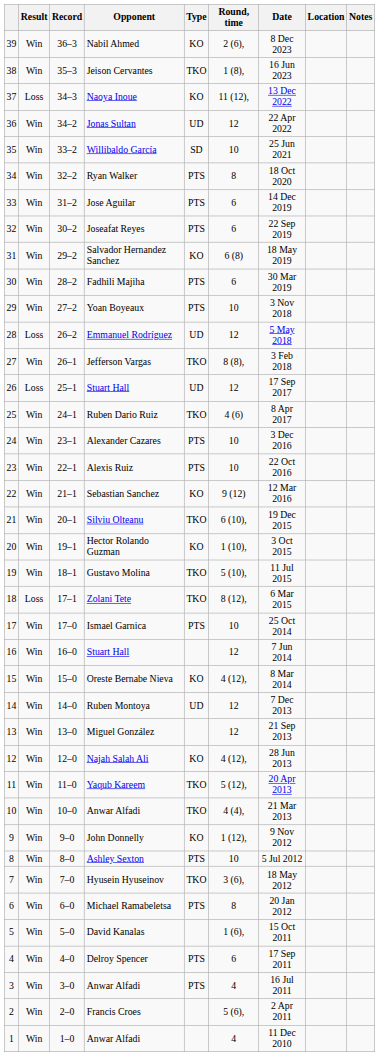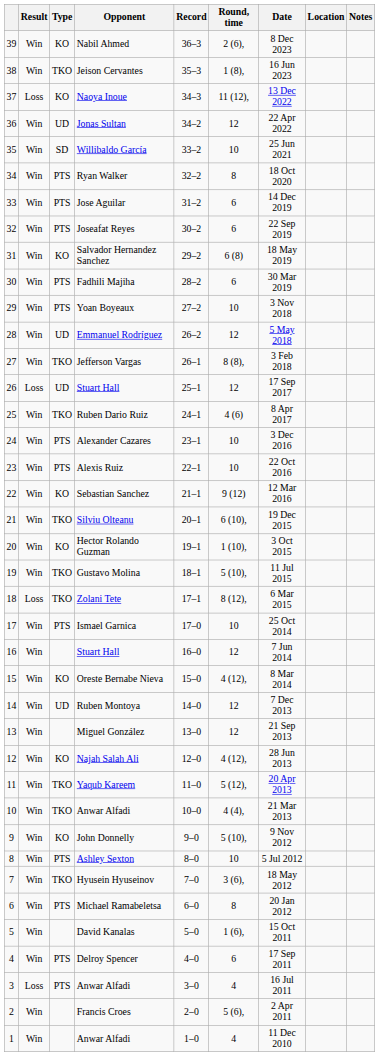columns swapped: (67, 17) <-> (196, 17)
(34, 335) Loss -> (34, 335) Win
(234, 837) 1 (12), -> (234, 837) 5 (10),
(34, 985) Win -> (34, 985) Loss
